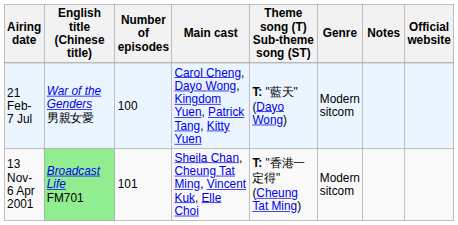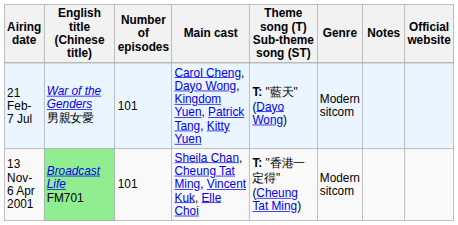(128, 105) 100 -> (128, 105) 101
